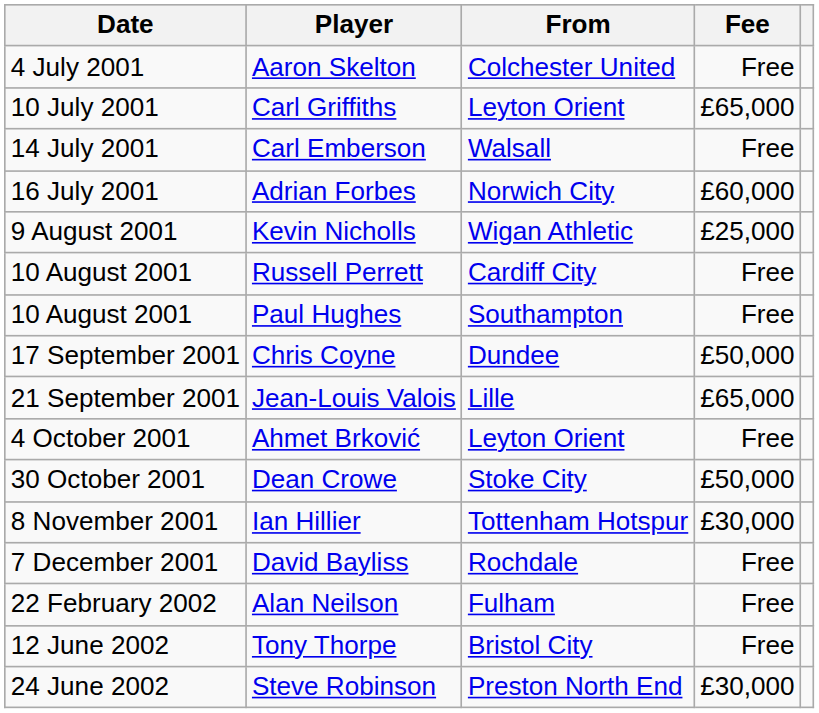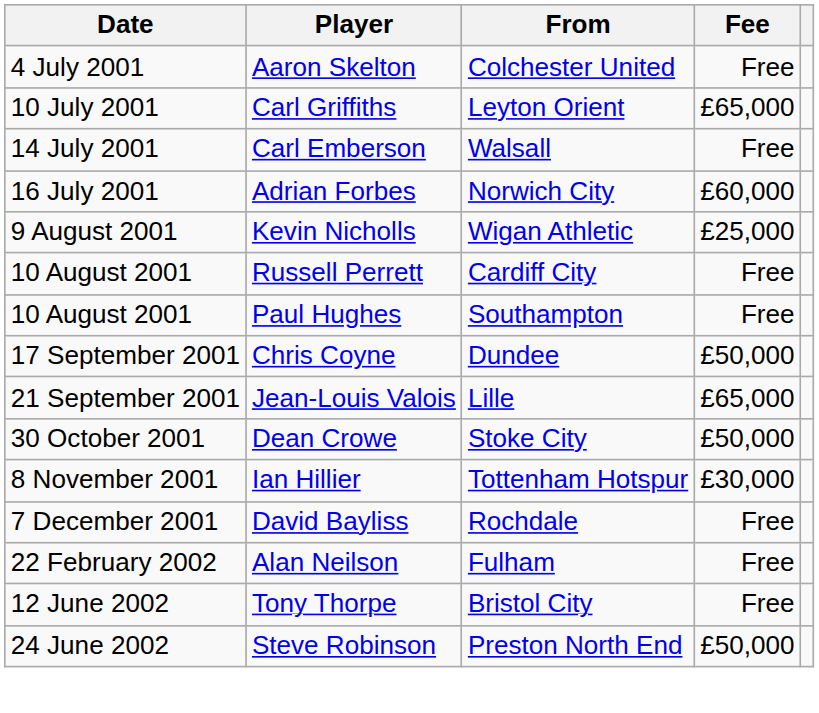- row: (336, 438)
(747, 686) £30,000 -> (747, 645) £50,000
